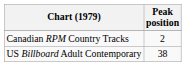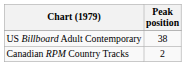rows swapped: (74, 54) <-> (68, 38)
